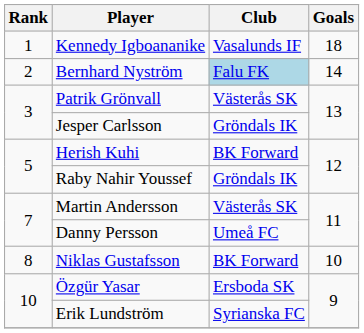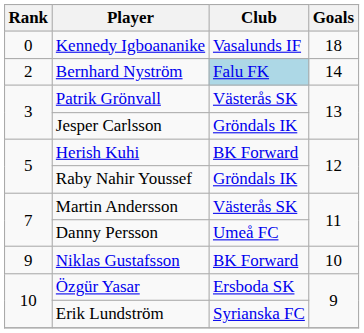(28, 44) 1 -> (28, 44) 0
(28, 260) 8 -> (28, 260) 9
